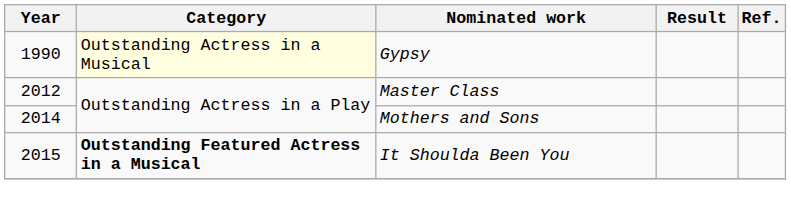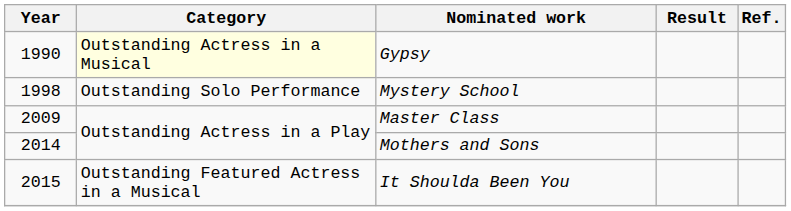+ row: (450, 92)
(41, 92) 2012 -> (41, 119) 2009
(221, 155) bold -> (221, 183) normal
